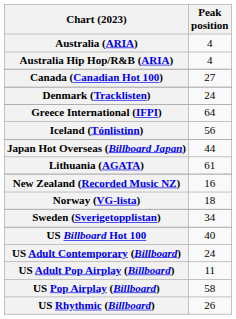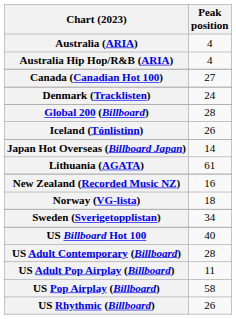+ row: (96, 113)
- row: (96, 113)
(210, 130) 56 -> (210, 130) 26
(210, 148) 44 -> (210, 148) 14
(210, 253) 24 -> (210, 253) 28
